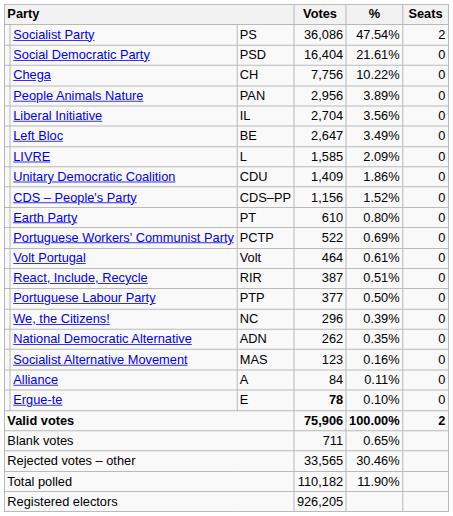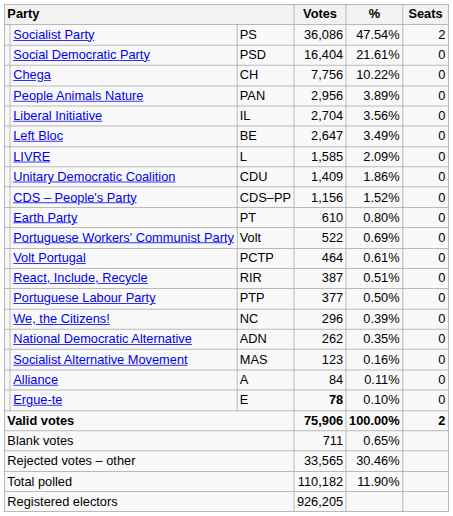(257, 237) PCTP -> (250, 237) Volt
(250, 258) Volt -> (257, 258) PCTP
